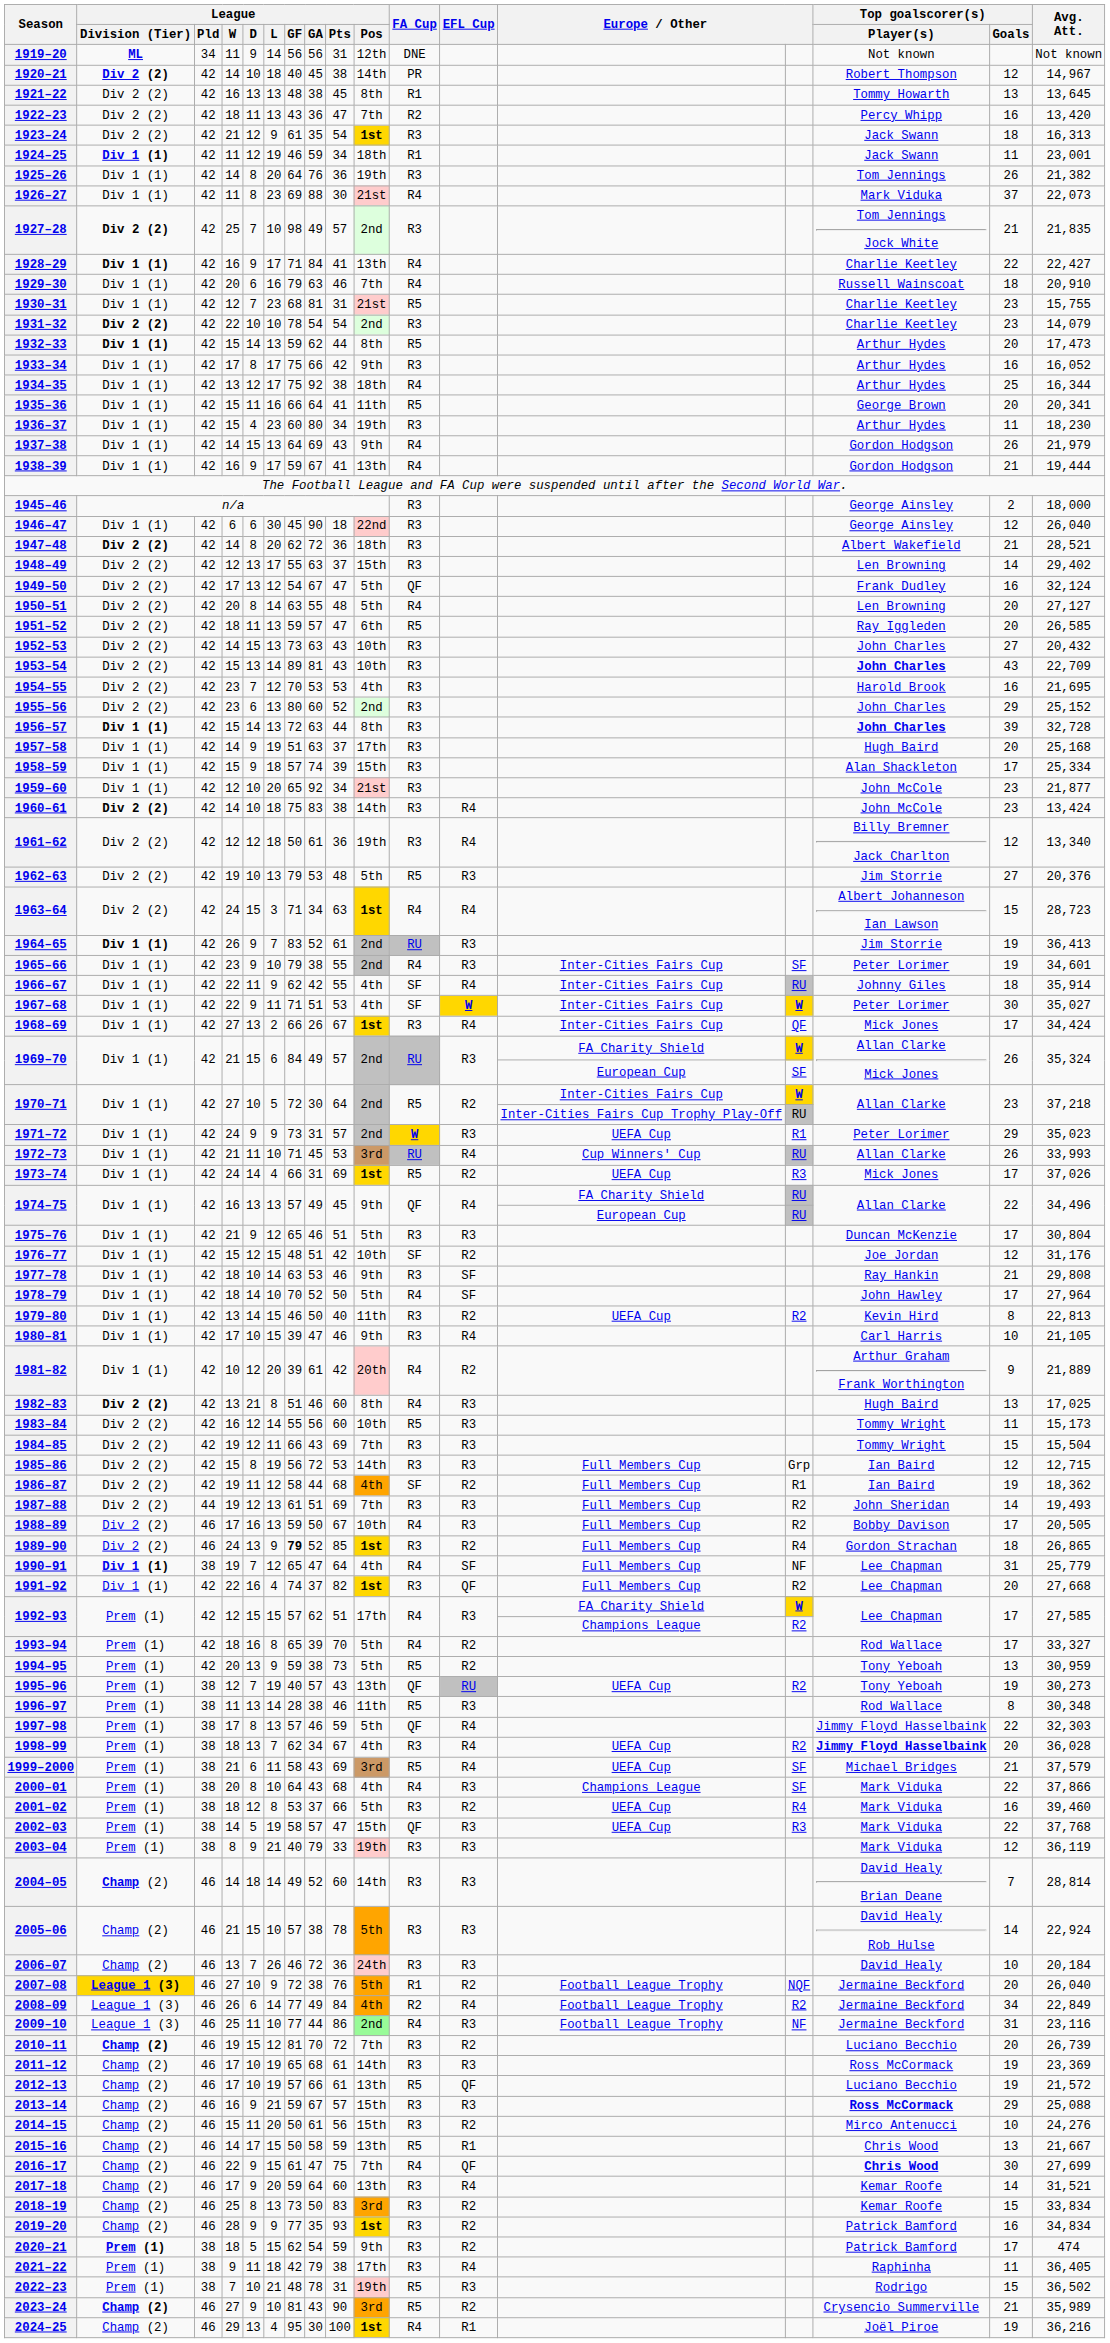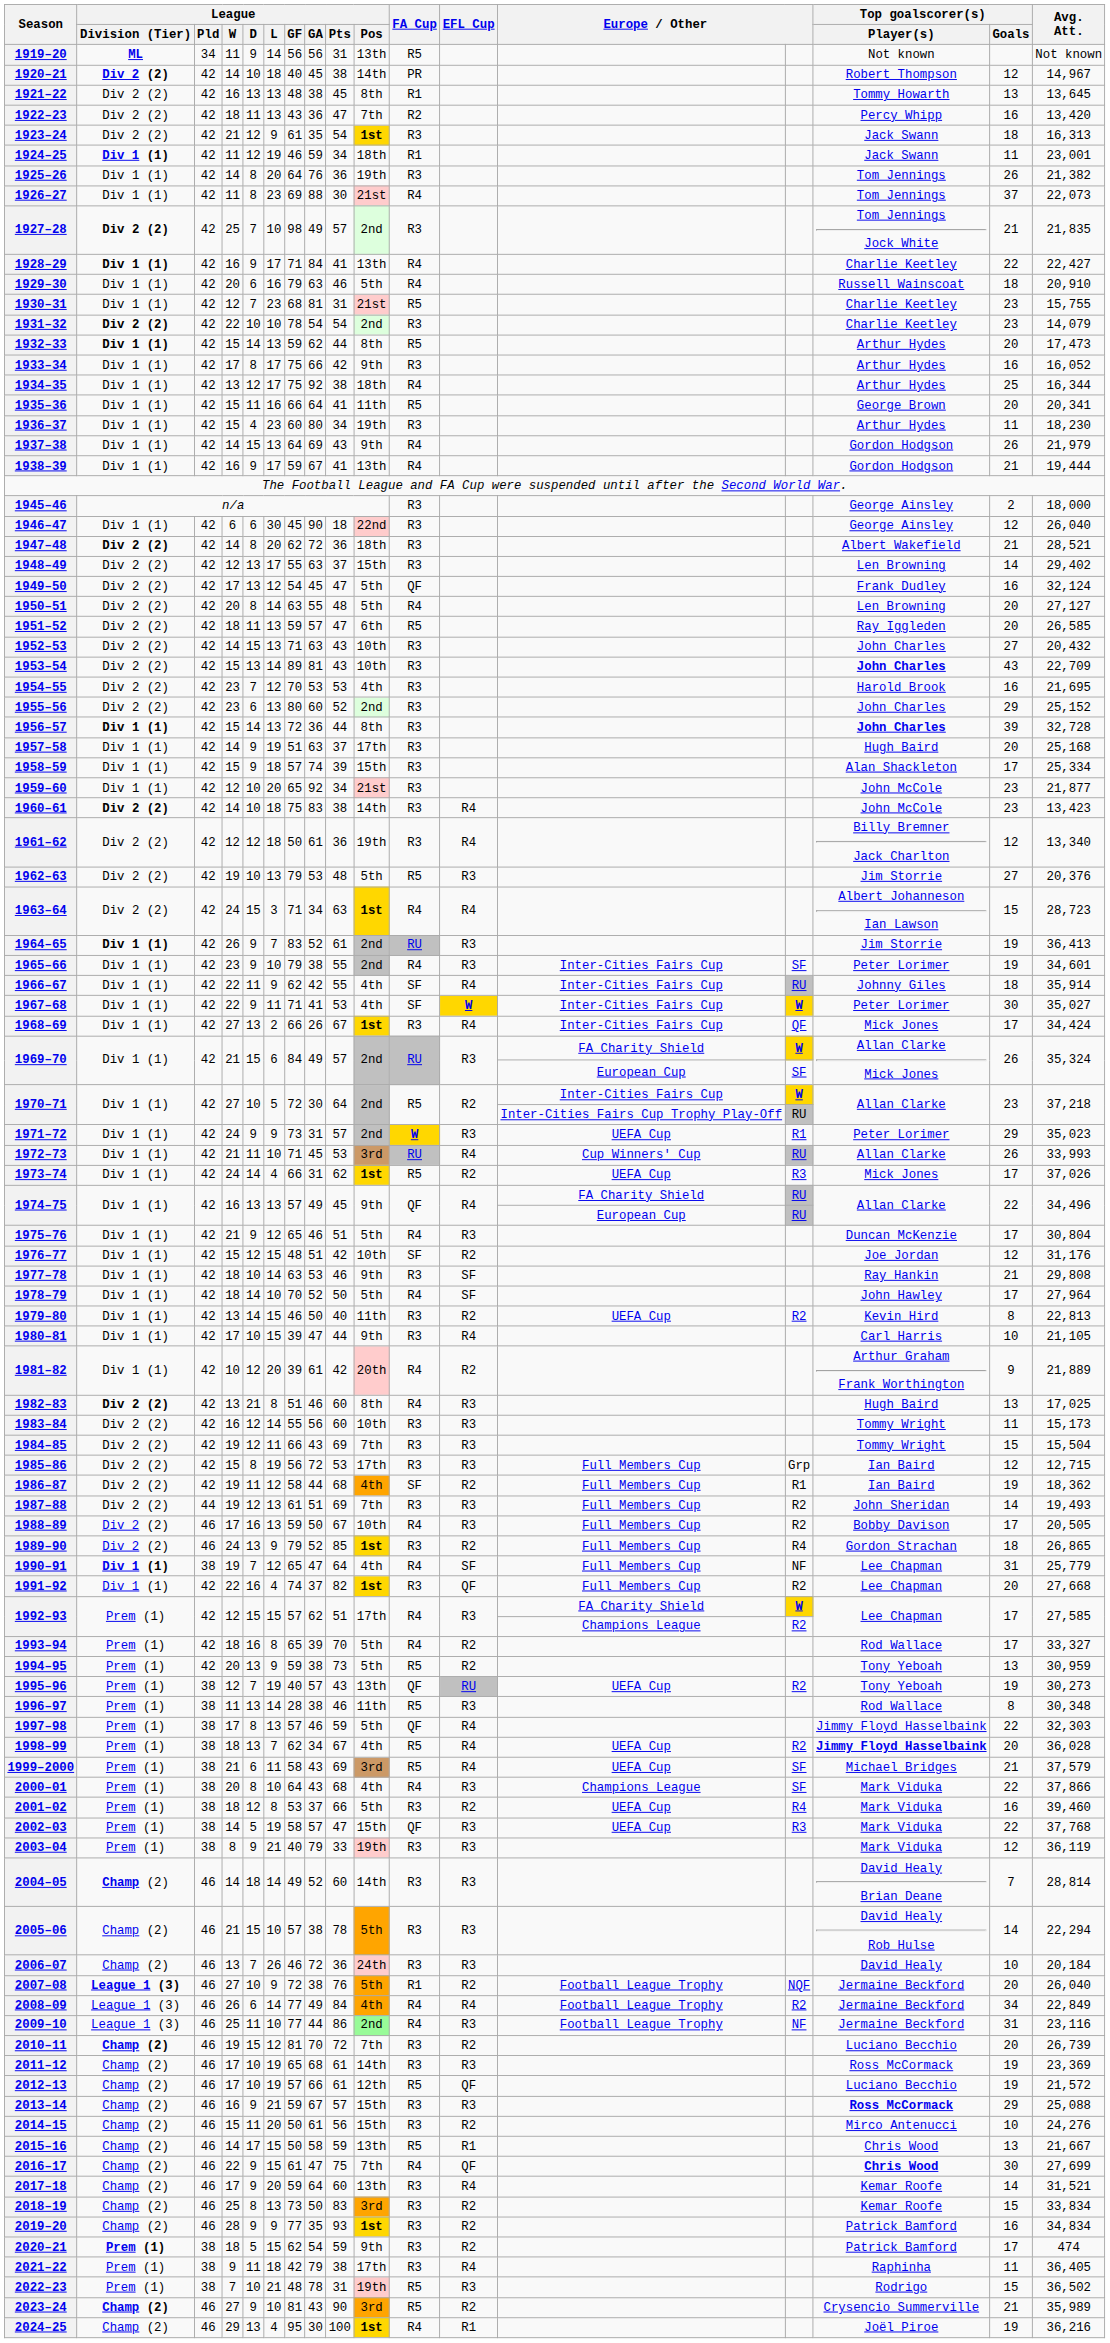(372, 55) 12th -> (372, 55) 13th
(415, 55) DNE -> (415, 55) R5
(901, 196) Mark Viduka -> (901, 196) Tom Jennings
(372, 285) 7th -> (372, 285) 5th
(315, 586) 67 -> (315, 586) 45
(295, 647) 73 -> (295, 647) 71
(315, 727) 63 -> (315, 727) 36
(1069, 808) 13,424 -> (1069, 808) 13,423
(315, 1006) 51 -> (315, 1006) 41
(340, 1175) 69 -> (340, 1175) 62
(415, 1236) R3 -> (415, 1236) R4
(340, 1336) 46 -> (340, 1336) 44
(415, 1425) R5 -> (415, 1425) R3
(372, 1465) 14th -> (372, 1465) 17th
(295, 1546) bold -> (295, 1546) normal
(415, 1747) R3 -> (415, 1747) R5
(1069, 1931) 22,924 -> (1069, 1931) 22,294
(136, 1985) gold background -> (136, 1985) no background
(415, 2005) R2 -> (415, 2005) R4
(372, 2086) 13th -> (372, 2086) 12th
